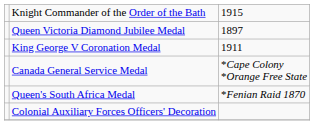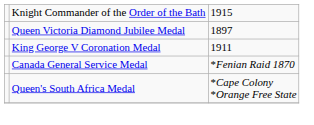(264, 71) *Cape Colony *Orange Free State -> (253, 64) *Fenian Raid 1870
(263, 94) *Fenian Raid 1870 -> (254, 88) *Cape Colony *Orange Free State
- row: (114, 111)
